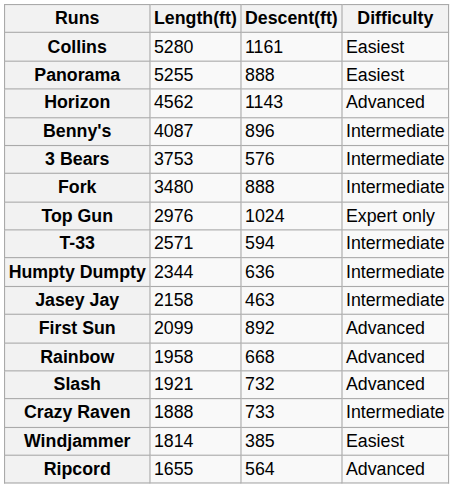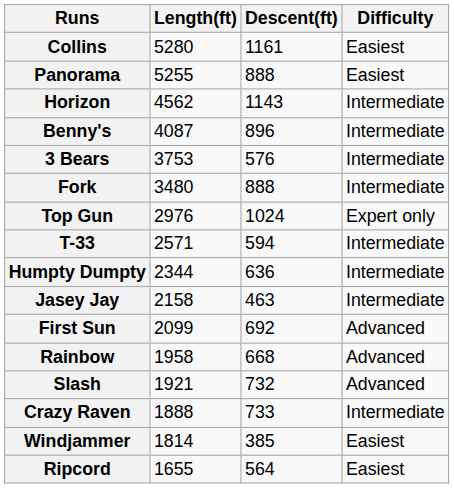(385, 103) Advanced -> (395, 103) Intermediate
(260, 328) 892 -> (260, 328) 692
(385, 469) Advanced -> (375, 469) Easiest
